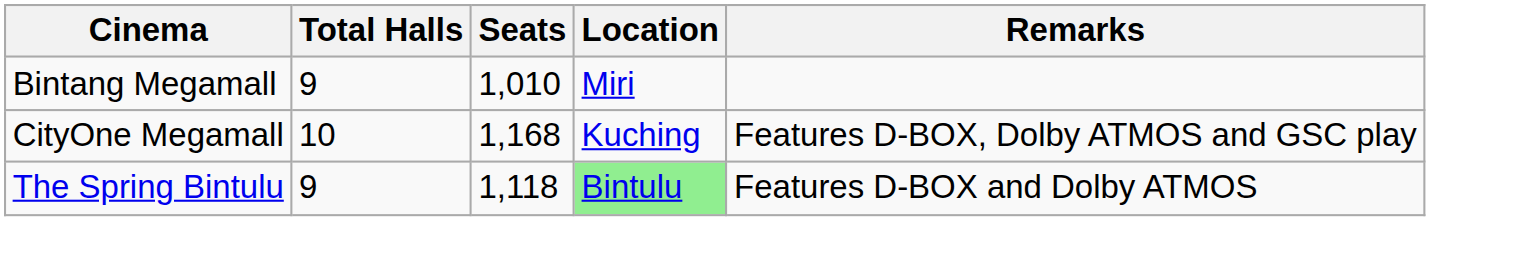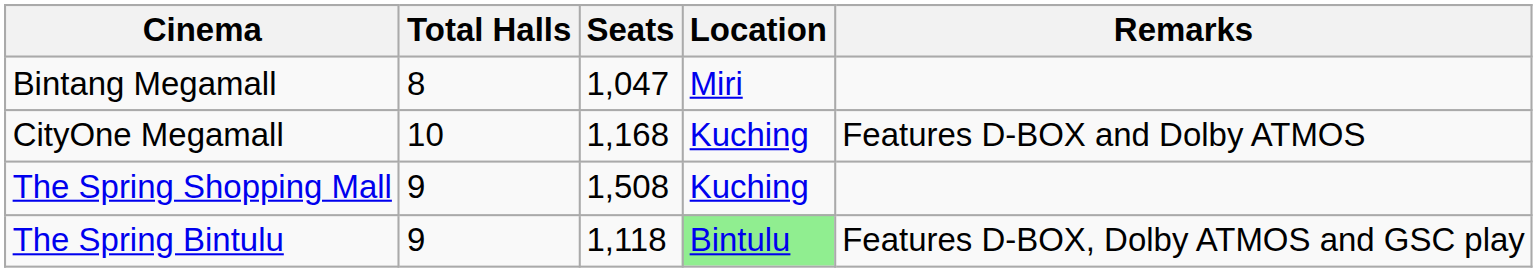(308, 82) 9 -> (416, 82) 8
(520, 82) 1,010 -> (628, 82) 1,047
(1075, 135) Features D-BOX, Dolby ATMOS and GSC play -> (1104, 135) Features D-BOX and Dolby ATMOS
+ row: (202, 187)
(996, 187) Features D-BOX and Dolby ATMOS -> (1184, 239) Features D-BOX, Dolby ATMOS and GSC play
